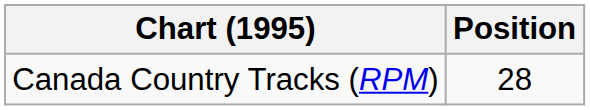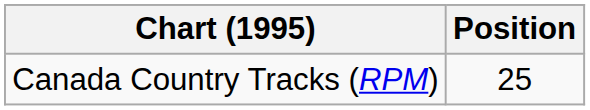(515, 78) 28 -> (515, 78) 25
